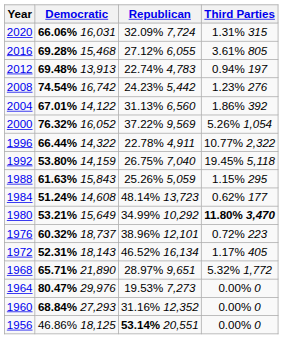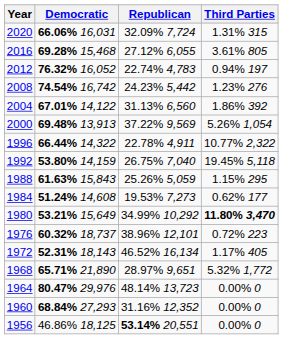(77, 69) 69.48% 13,913 -> (77, 69) 76.32% 16,052
(77, 124) 76.32% 16,052 -> (77, 124) 69.48% 13,913
(160, 197) 48.14% 13,723 -> (160, 197) 19.53% 7,273
(160, 288) 19.53% 7,273 -> (160, 288) 48.14% 13,723
